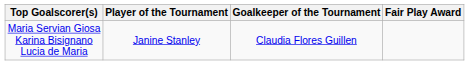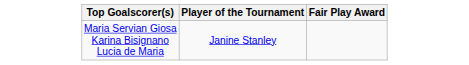- column: (306, 12)
